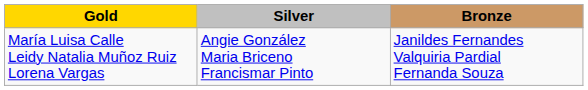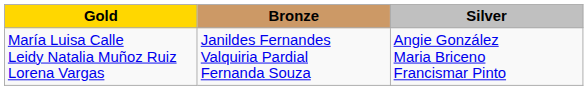columns swapped: (294, 16) <-> (487, 16)
